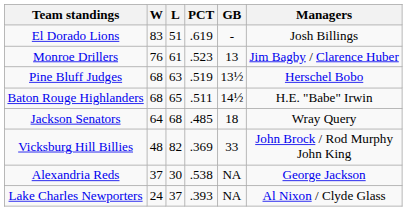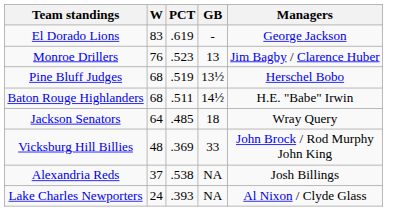- column: (175, 14)
(324, 35) Josh Billings -> (305, 35) George Jackson
(324, 175) George Jackson -> (305, 175) Josh Billings
